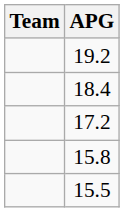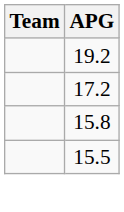- row: (92, 88)
